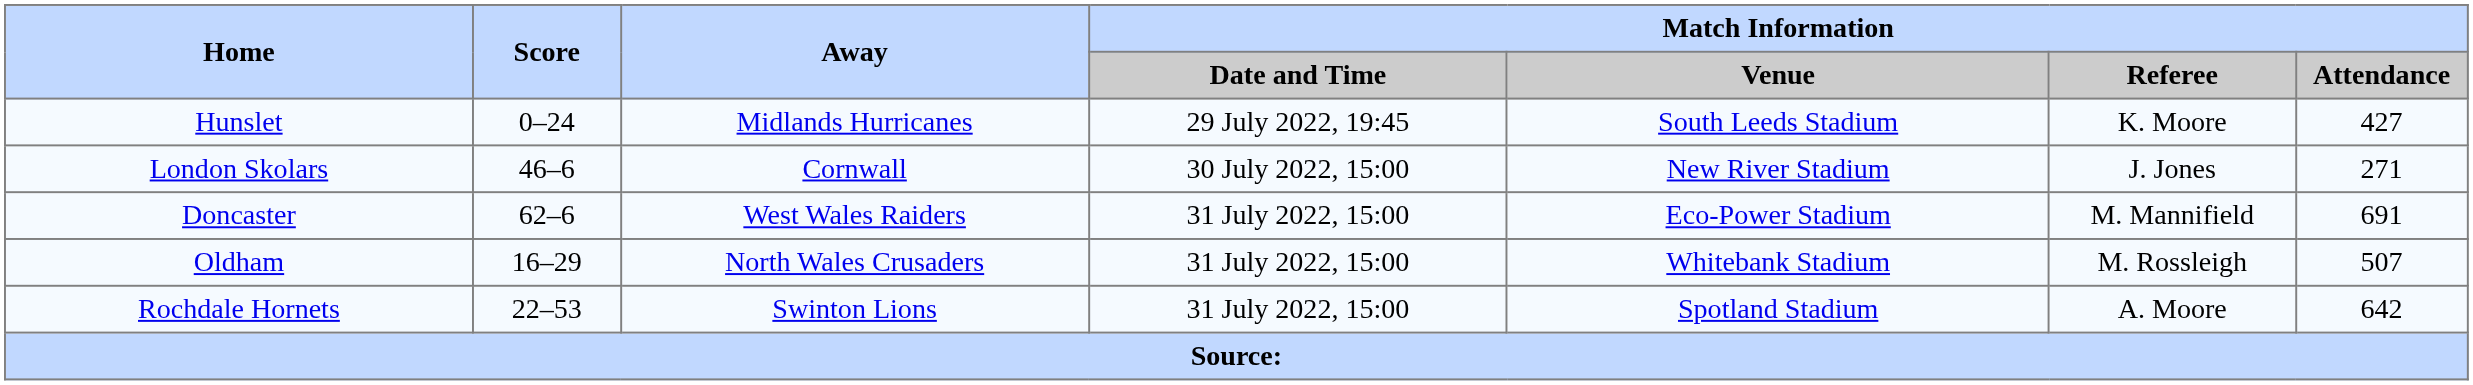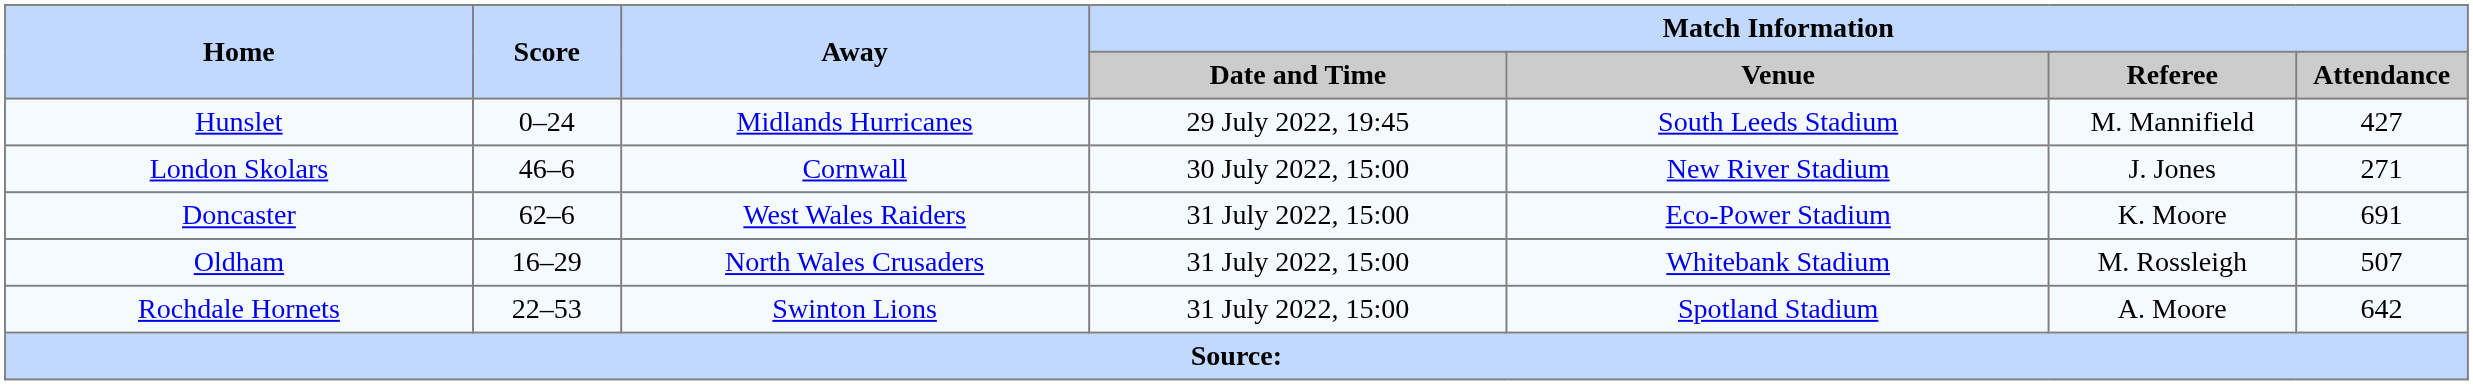(2172, 121) K. Moore -> (2172, 121) M. Mannifield
(2172, 215) M. Mannifield -> (2172, 215) K. Moore
